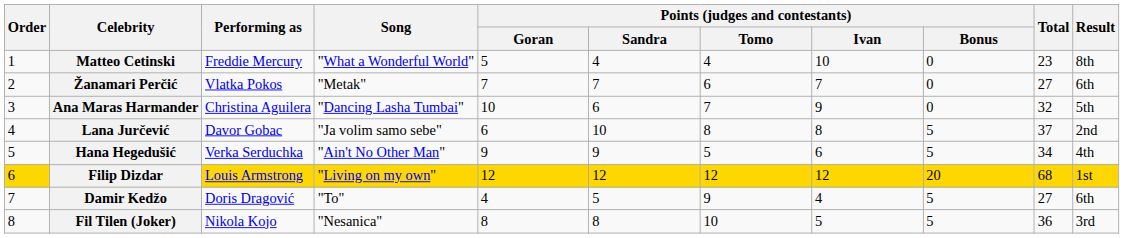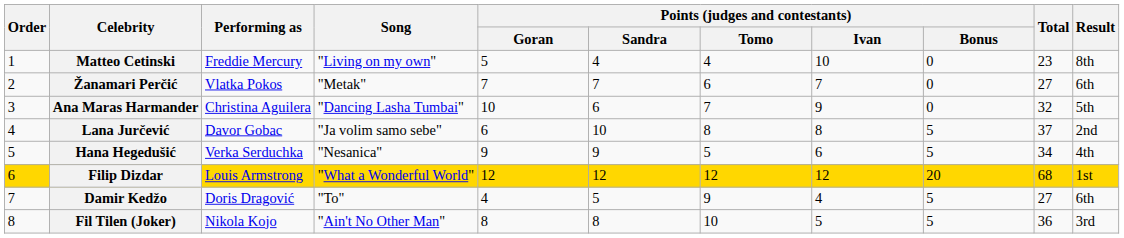(396, 61) "What a Wonderful World" -> (377, 61) "Living on my own"
(381, 152) "Ain't No Other Man" -> (350, 152) "Nesanica"
(377, 175) "Living on my own" -> (396, 175) "What a Wonderful World"
(350, 221) "Nesanica" -> (381, 221) "Ain't No Other Man"
